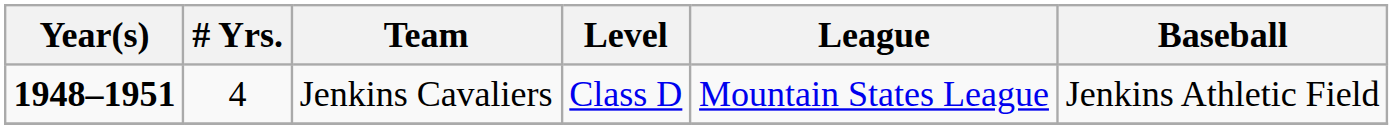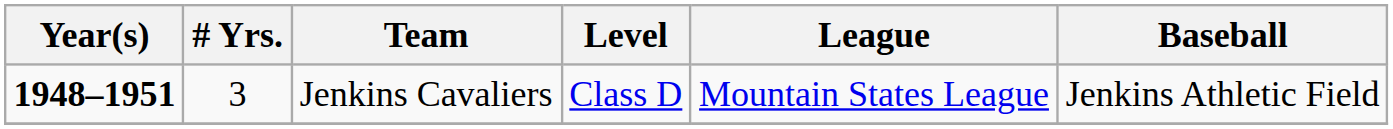(238, 93) 4 -> (238, 93) 3
